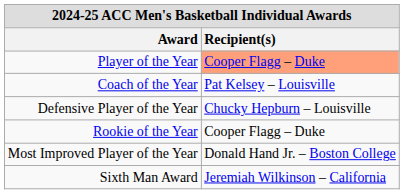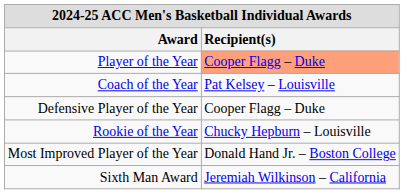(287, 108) Chucky Hepburn – Louisville -> (265, 108) Cooper Flagg – Duke
(265, 131) Cooper Flagg – Duke -> (287, 131) Chucky Hepburn – Louisville
